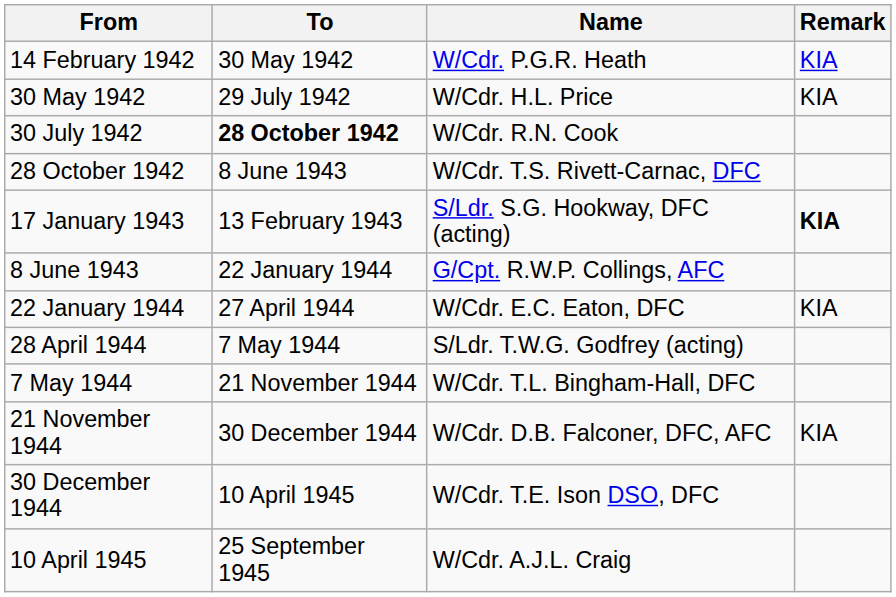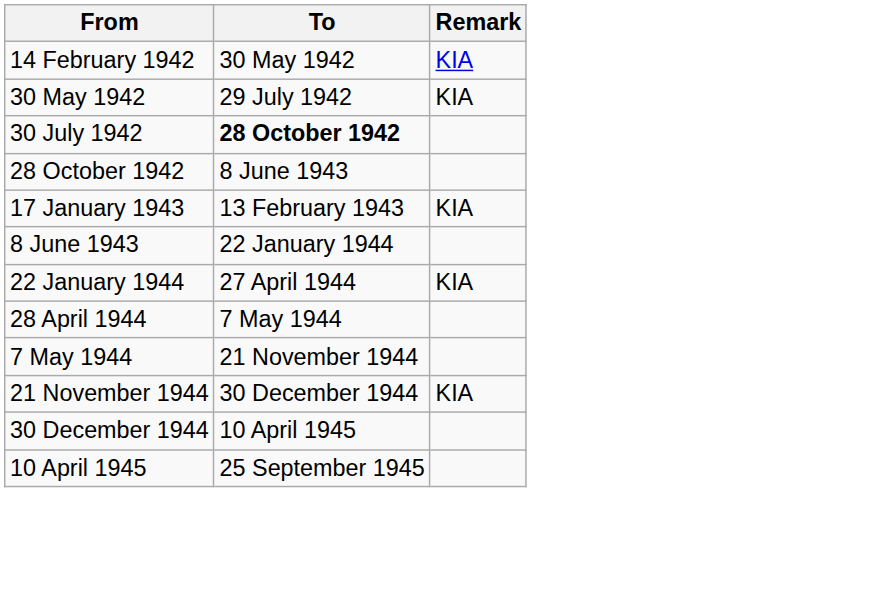- column: (611, 23)
(820, 221) bold -> (454, 208) normal
